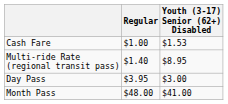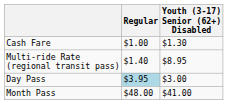(174, 43) $1.53 -> (174, 43) $1.30
(136, 80) no background -> (136, 80) lightblue background
